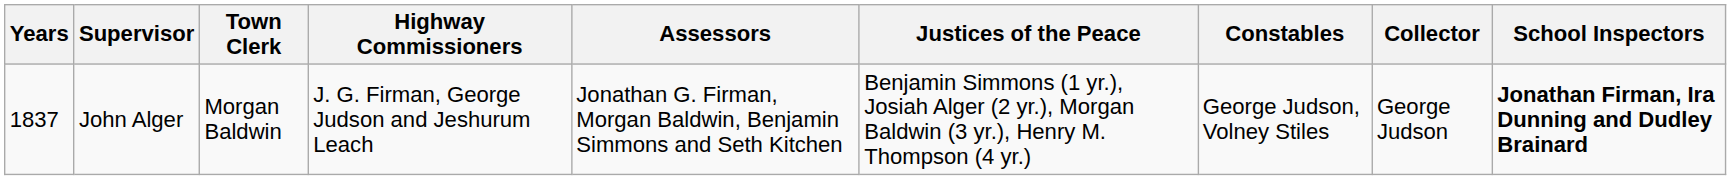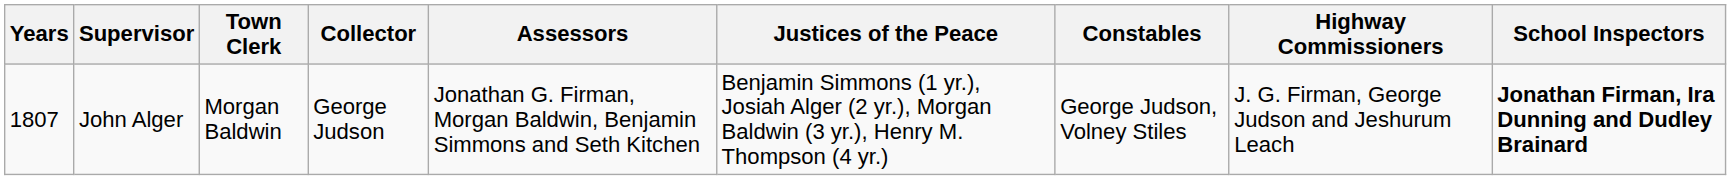columns swapped: (1432, 34) <-> (440, 34)
(34, 119) 1837 -> (34, 119) 1807
